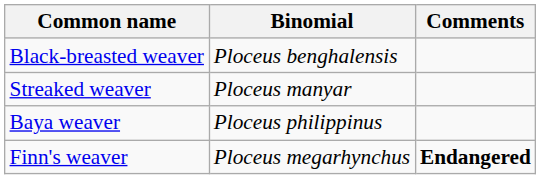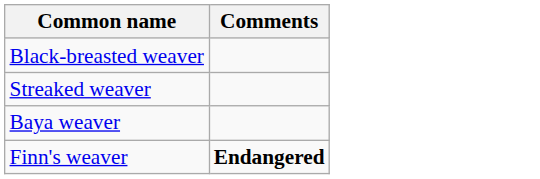- column: (312, 21)
